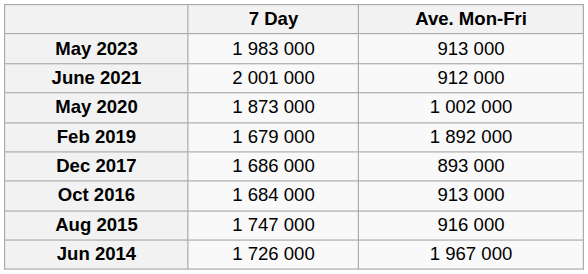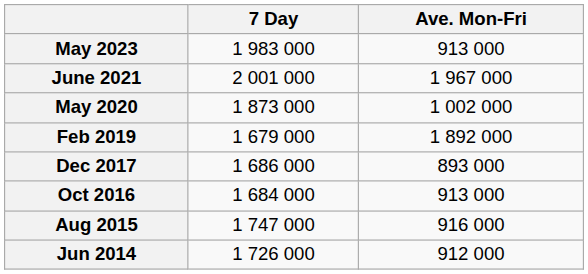(471, 78) 912 000 -> (471, 78) 1 967 000
(471, 254) 1 967 000 -> (471, 254) 912 000
